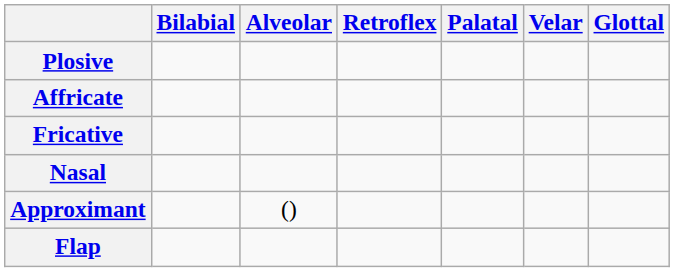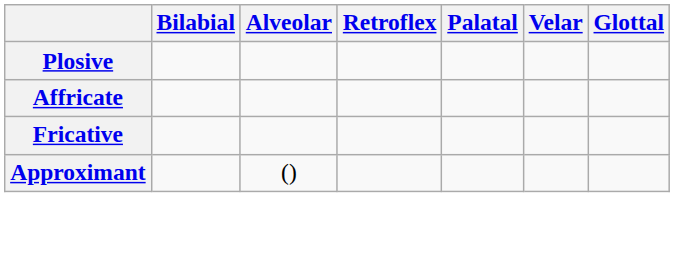- row: (78, 172)
- row: (78, 246)
